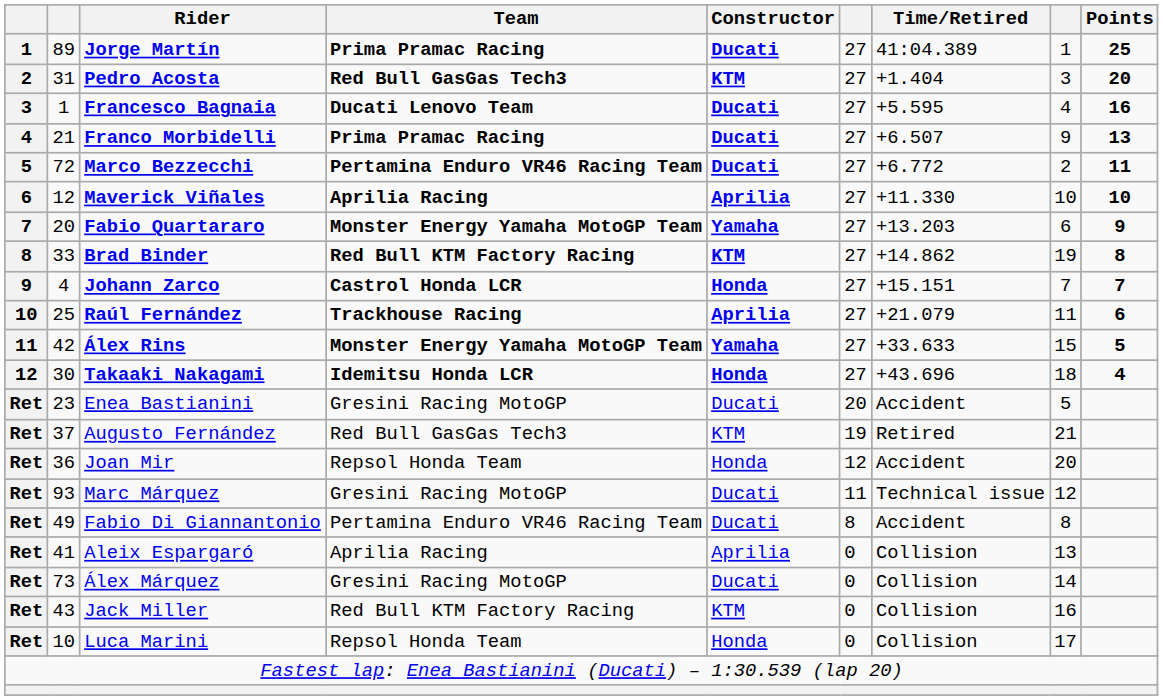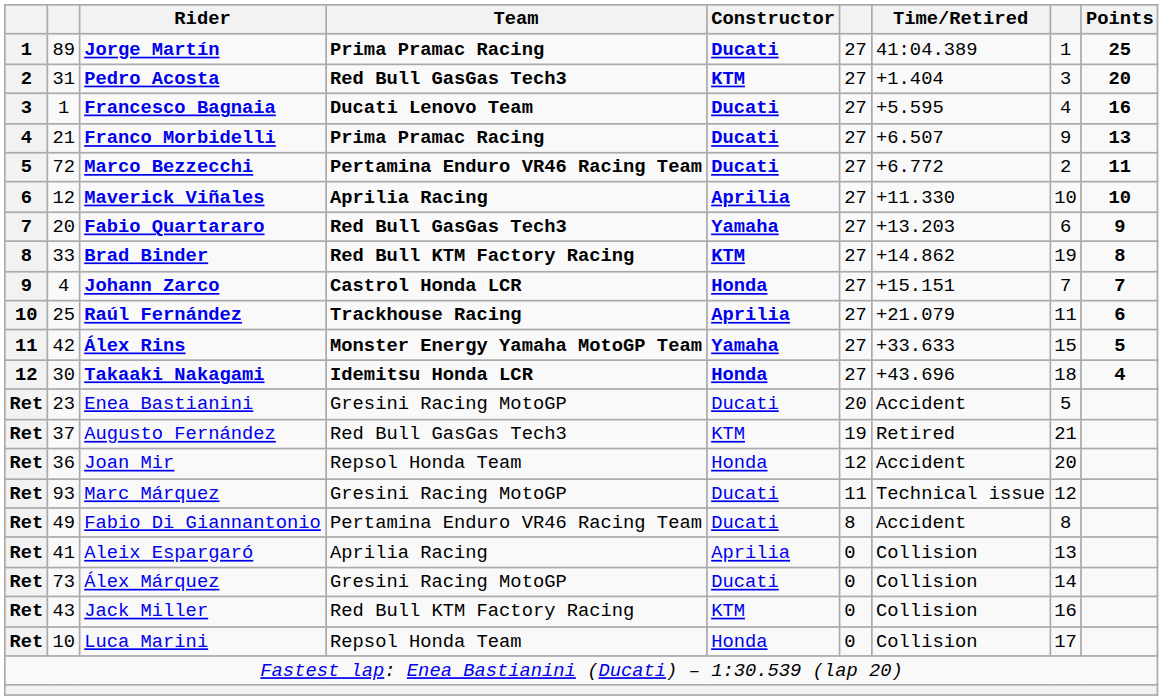(516, 227) Monster Energy Yamaha MotoGP Team -> (448, 227) Red Bull GasGas Tech3
